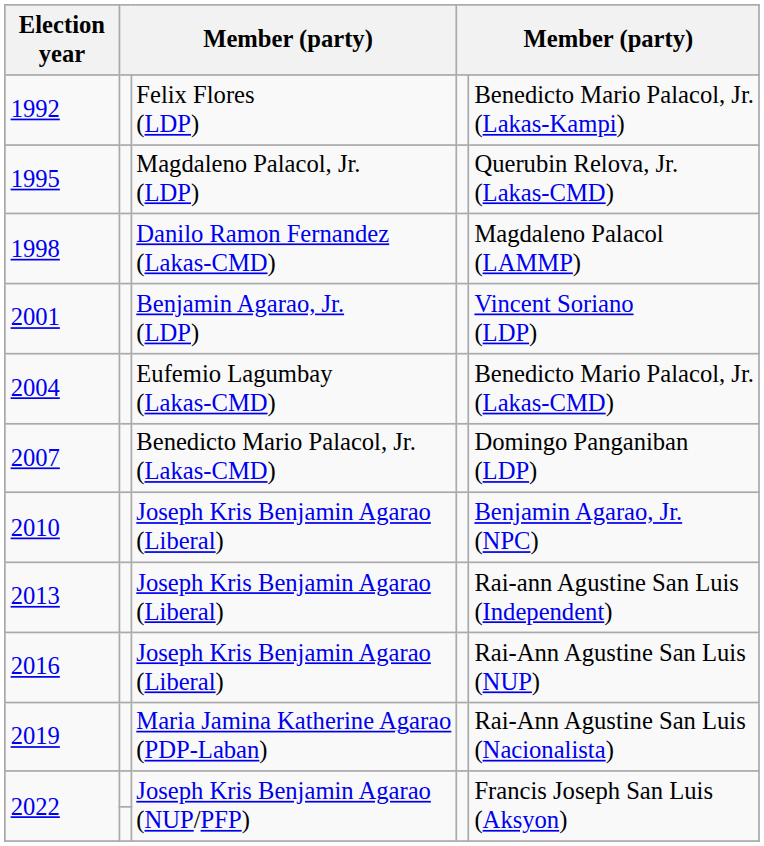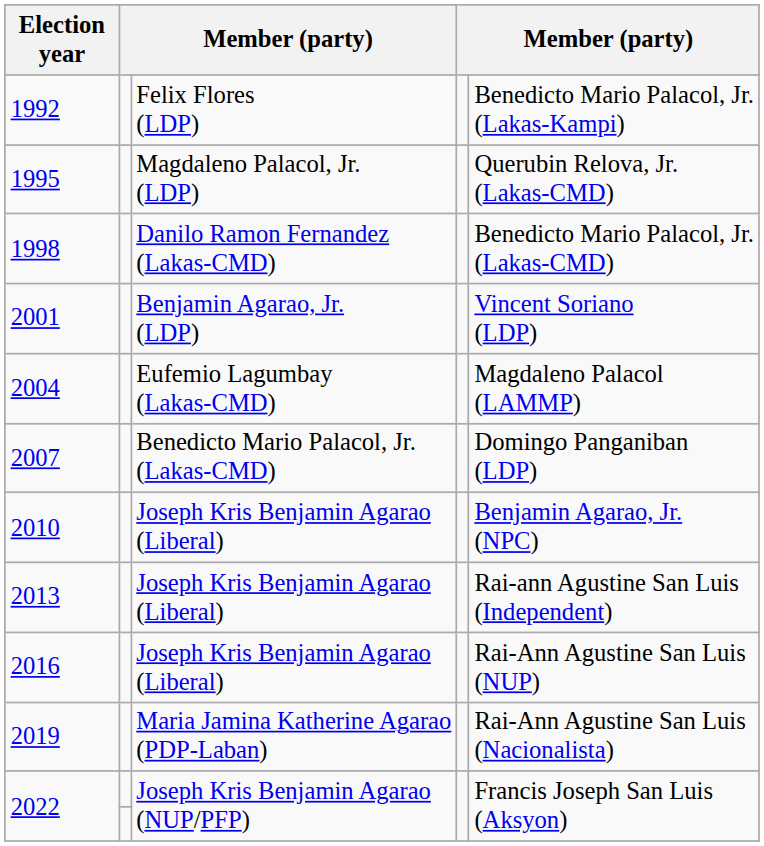(569, 248) Magdaleno Palacol (LAMMP) -> (614, 248) Benedicto Mario Palacol, Jr. (Lakas-CMD)
(614, 388) Benedicto Mario Palacol, Jr. (Lakas-CMD) -> (569, 388) Magdaleno Palacol (LAMMP)
